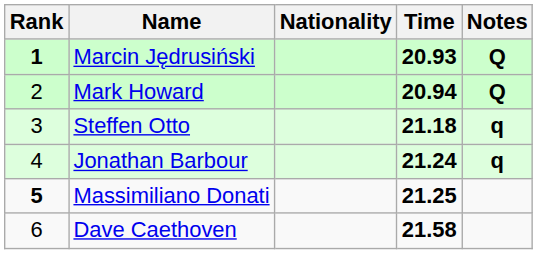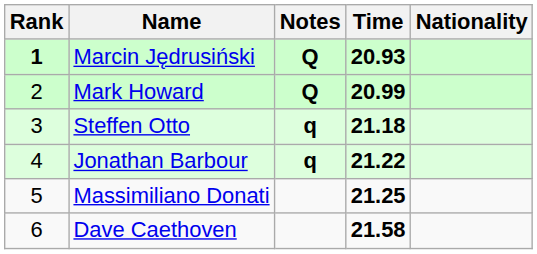columns swapped: (336, 21) <-> (497, 21)
(429, 91) 20.94 -> (378, 91) 20.99
(429, 160) 21.24 -> (378, 160) 21.22
(37, 195) bold -> (37, 195) normal
